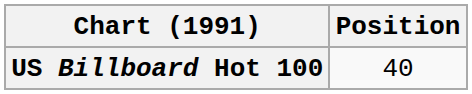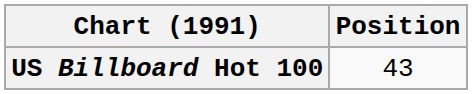(398, 69) 40 -> (398, 69) 43
